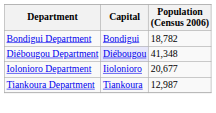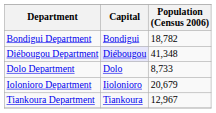+ row: (41, 69)
(164, 69) 20,677 -> (164, 85) 20,679
(164, 85) 12,987 -> (164, 100) 12,967
